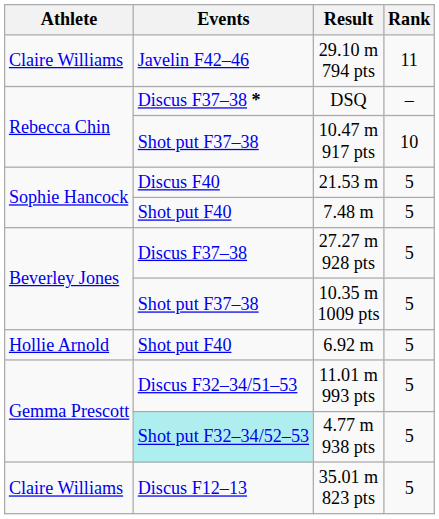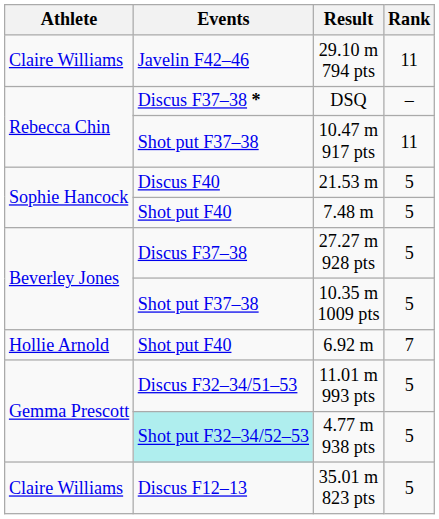(409, 141) 10 -> (409, 141) 11
(409, 344) 5 -> (409, 344) 7
